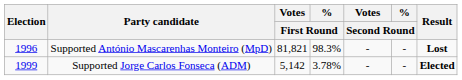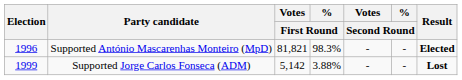(437, 48) Lost -> (437, 48) Elected
(327, 65) 3.78% -> (327, 65) 3.88%
(437, 65) Elected -> (437, 65) Lost
